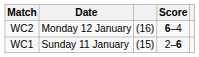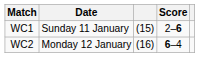rows swapped: (22, 45) <-> (22, 29)
